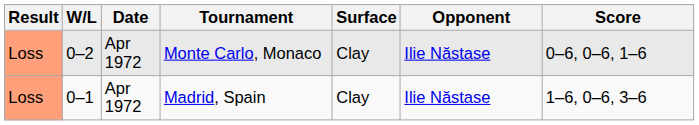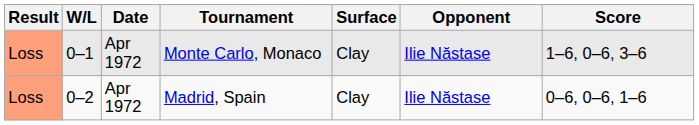(80, 52) 0–2 -> (80, 52) 0–1
(596, 52) 0–6, 0–6, 1–6 -> (596, 52) 1–6, 0–6, 3–6
(80, 97) 0–1 -> (80, 97) 0–2
(596, 97) 1–6, 0–6, 3–6 -> (596, 97) 0–6, 0–6, 1–6
